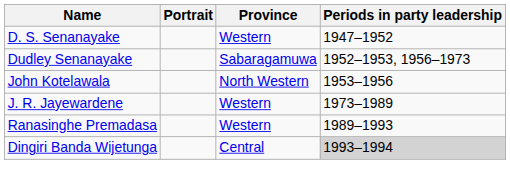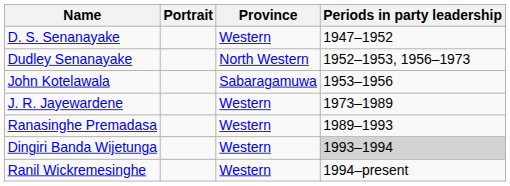(268, 59) Sabaragamuwa -> (264, 59) North Western
(264, 81) North Western -> (268, 81) Sabaragamuwa
(242, 147) Central -> (245, 147) Western
+ row: (77, 170)
